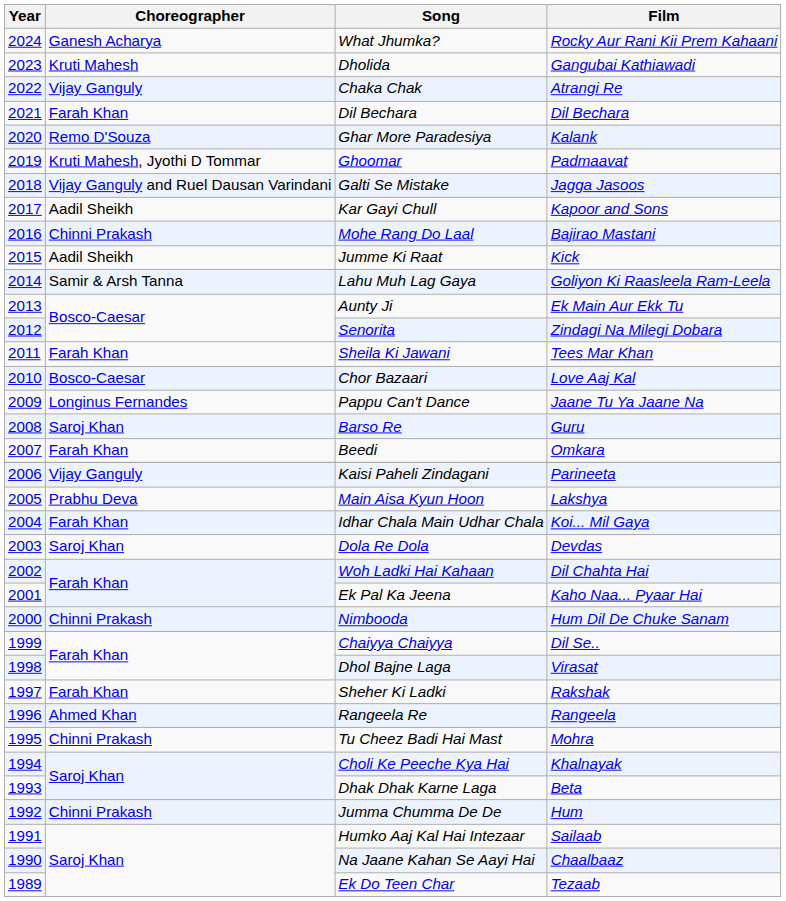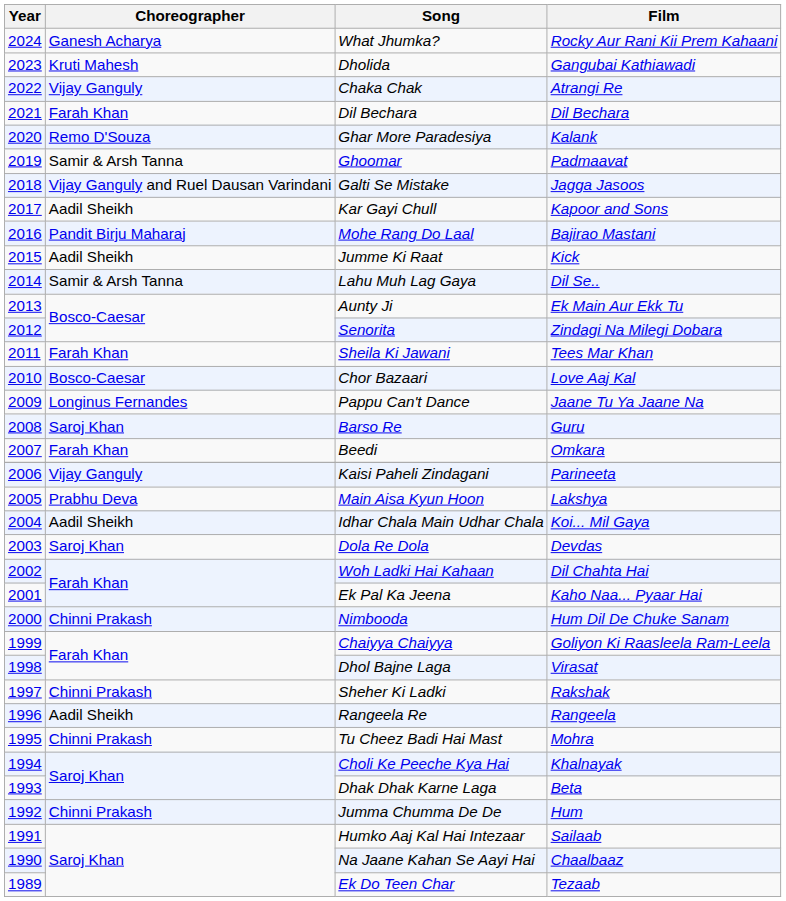(155, 161) Kruti Mahesh, Jyothi D Tommar -> (116, 161) Samir & Arsh Tanna
(100, 233) Chinni Prakash -> (117, 233) Pandit Birju Maharaj
(660, 281) Goliyon Ki Raasleela Ram-Leela -> (575, 281) Dil Se..
(89, 522) Farah Khan -> (91, 522) Aadil Sheikh
(575, 643) Dil Se.. -> (660, 643) Goliyon Ki Raasleela Ram-Leela
(89, 691) Farah Khan -> (100, 691) Chinni Prakash
(93, 715) Ahmed Khan -> (91, 715) Aadil Sheikh
